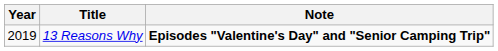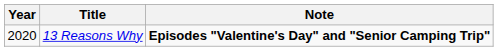(22, 35) 2019 -> (22, 35) 2020
